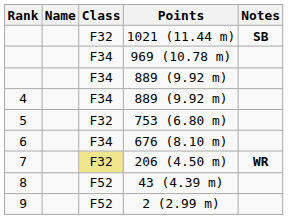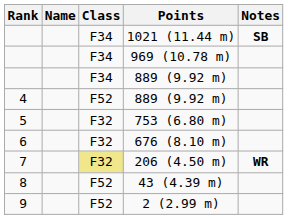(101, 36) F32 -> (101, 36) F34
(101, 99) F34 -> (101, 99) F52
(101, 141) F34 -> (101, 141) F32
